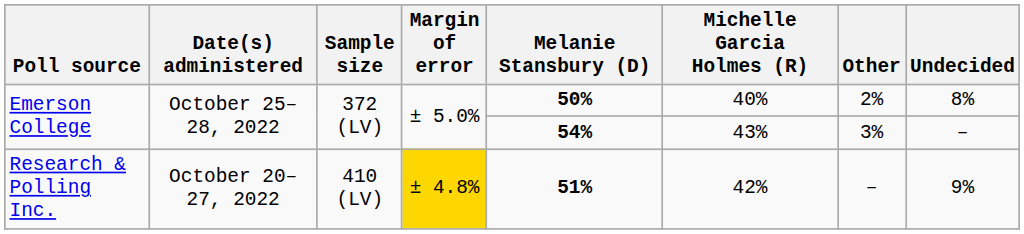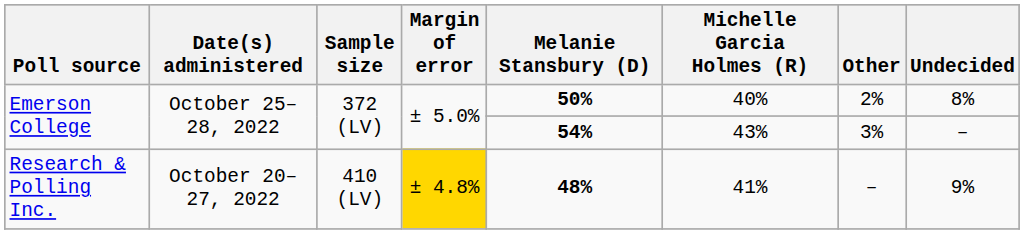(575, 188) 51% -> (575, 188) 48%
(750, 188) 42% -> (750, 188) 41%
